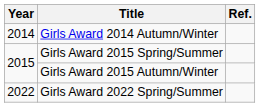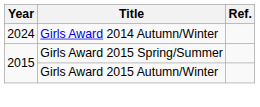(21, 33) 2014 -> (21, 33) 2024
- row: (132, 92)
